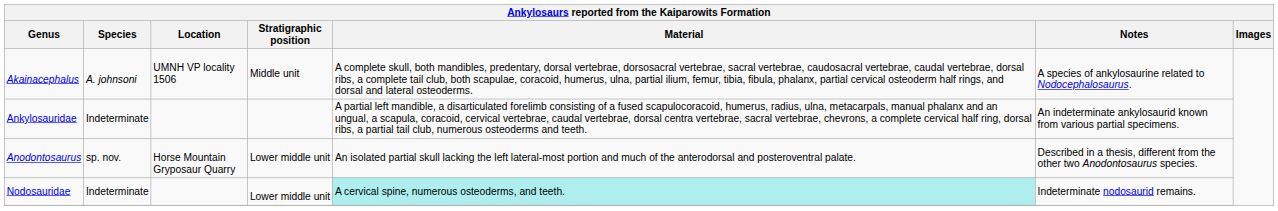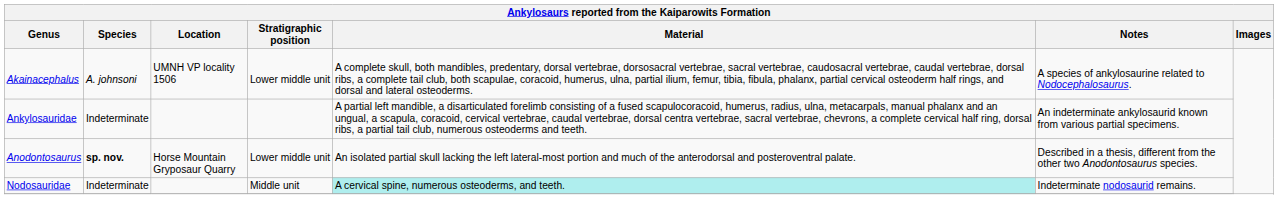(275, 73) Middle unit -> (290, 79) Lower middle unit
(104, 158) normal -> (105, 158) bold
(290, 197) Lower middle unit -> (275, 185) Middle unit
